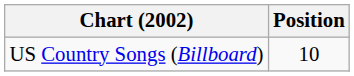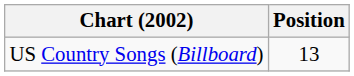(309, 53) 10 -> (309, 53) 13
